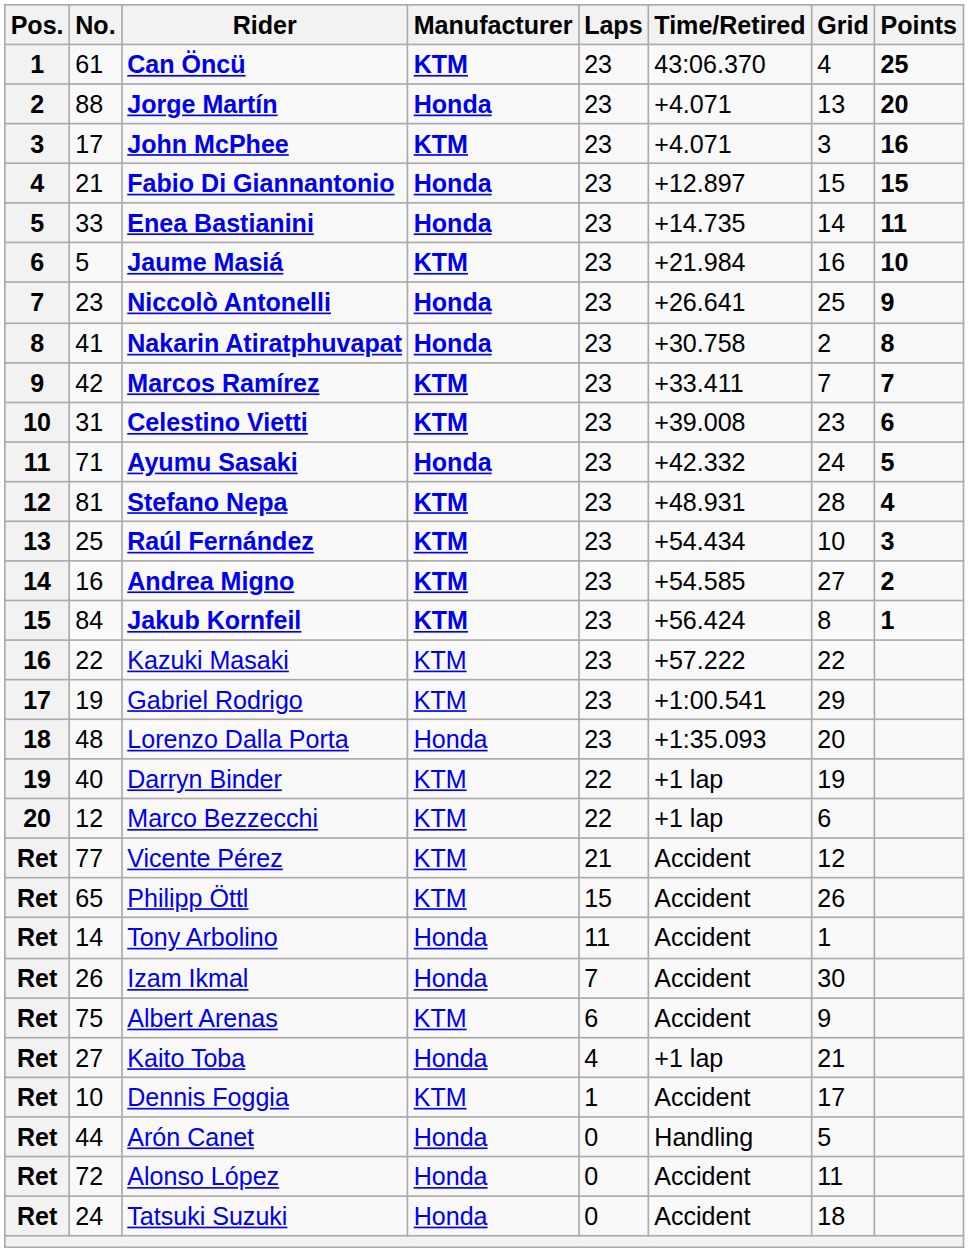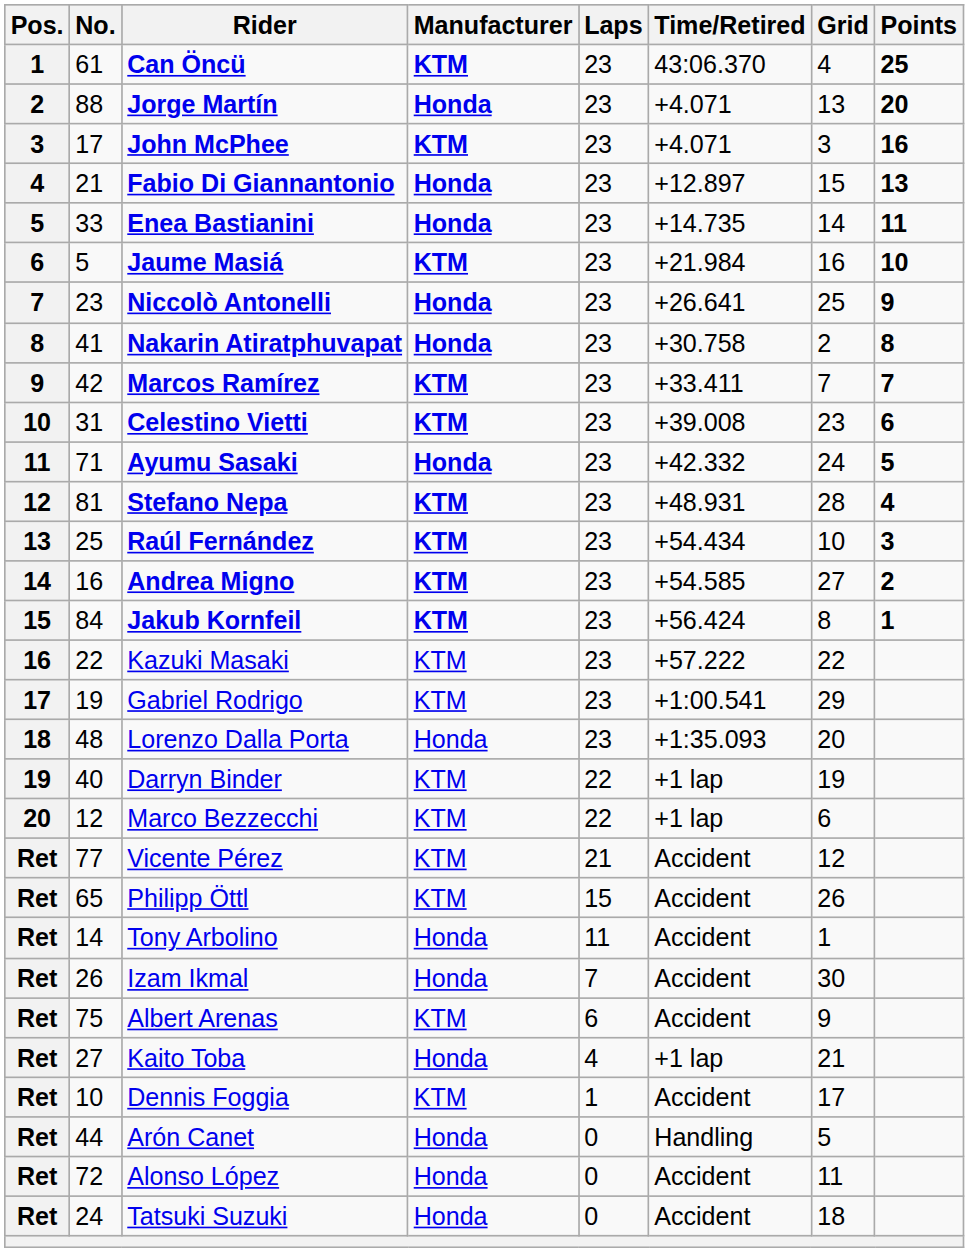(894, 184) 15 -> (894, 184) 13
